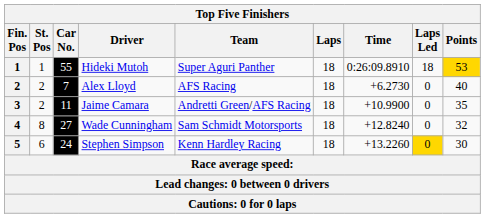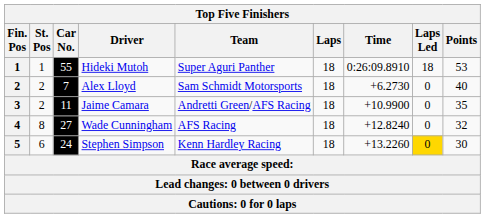(461, 66) gold background -> (461, 66) no background
(207, 86) AFS Racing -> (240, 86) Sam Schmidt Motorsports
(240, 125) Sam Schmidt Motorsports -> (207, 125) AFS Racing
